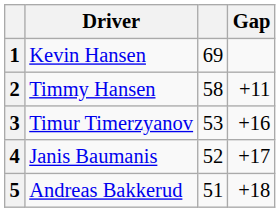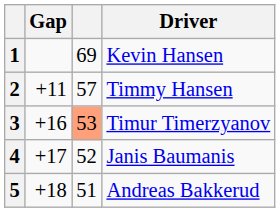columns swapped: (111, 21) <-> (251, 21)
(213, 89) 58 -> (87, 89) 57
(213, 123) no background -> (87, 123) lightsalmon background
